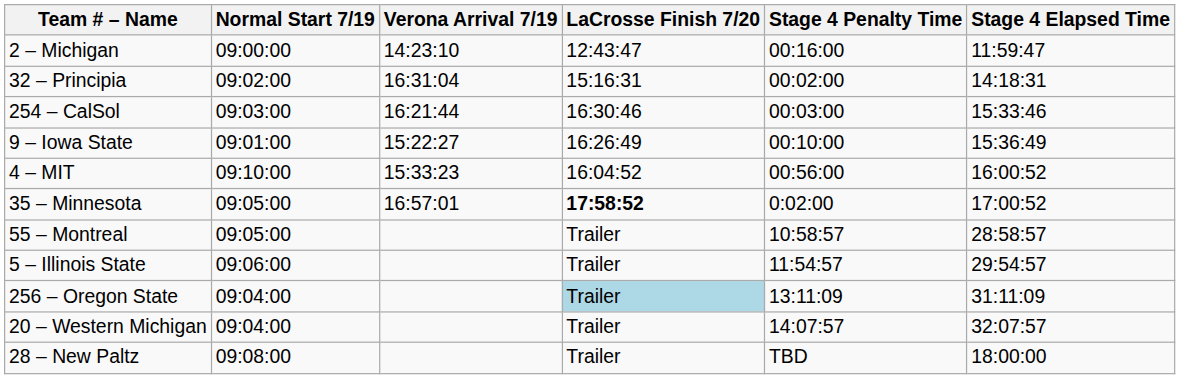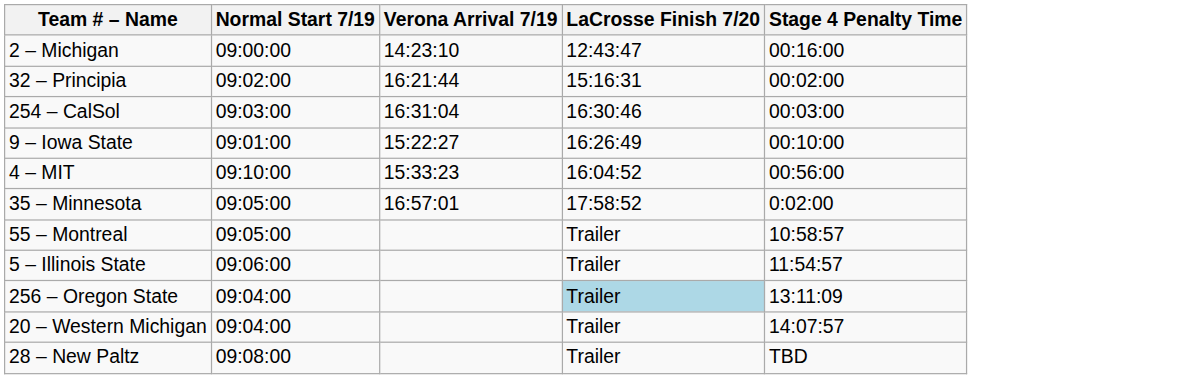- column: (1071, 19)
(421, 81) 16:31:04 -> (421, 81) 16:21:44
(421, 111) 16:21:44 -> (421, 111) 16:31:04
(605, 204) bold -> (604, 204) normal
